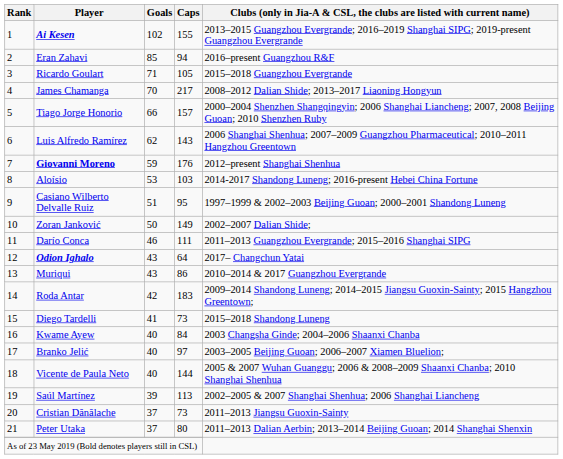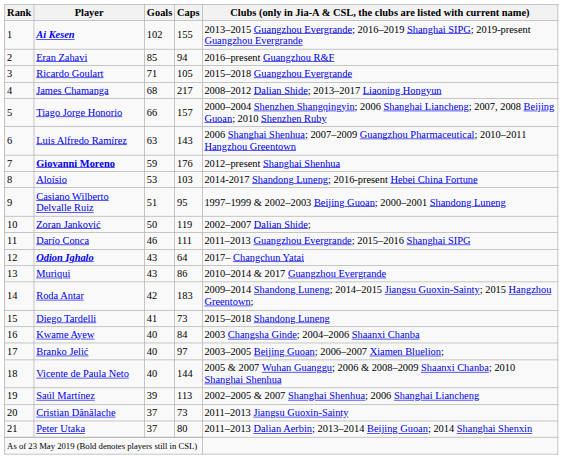(152, 90) 70 -> (152, 90) 68
(152, 140) 62 -> (152, 140) 63
(185, 224) 149 -> (185, 224) 119
